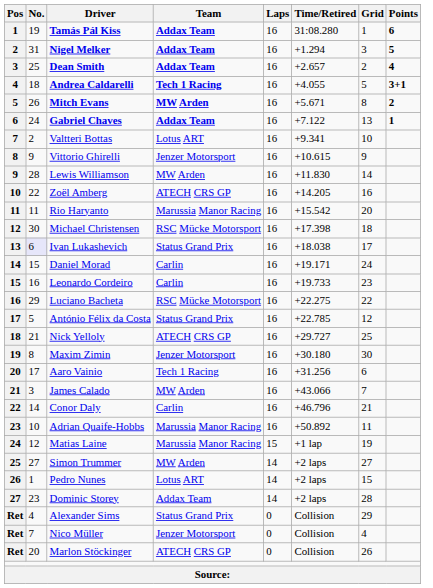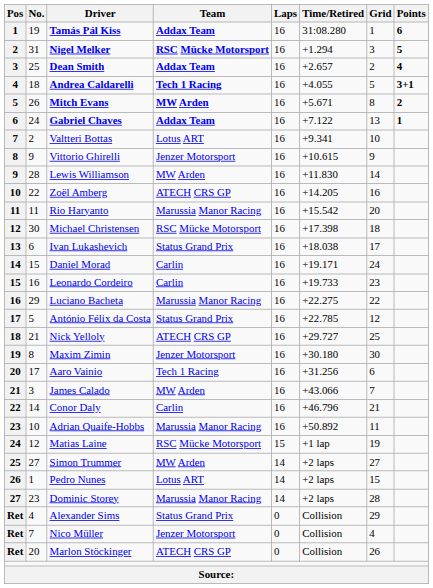(185, 48) Addax Team -> (212, 48) RSC Mücke Motorsport
(31, 246) lavender background -> (31, 246) no background
(209, 300) RSC Mücke Motorsport -> (209, 300) Marussia Manor Racing
(209, 443) Marussia Manor Racing -> (209, 443) RSC Mücke Motorsport
(184, 497) Addax Team -> (209, 497) Marussia Manor Racing
